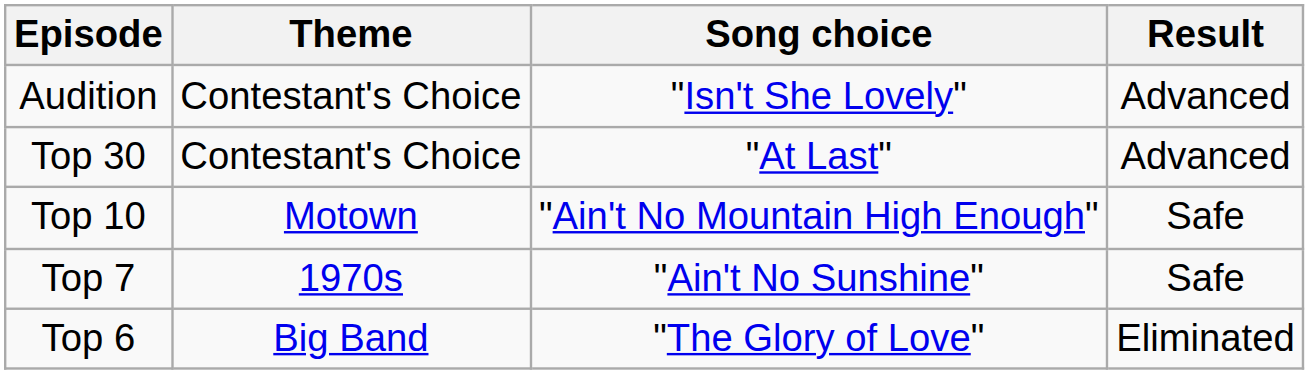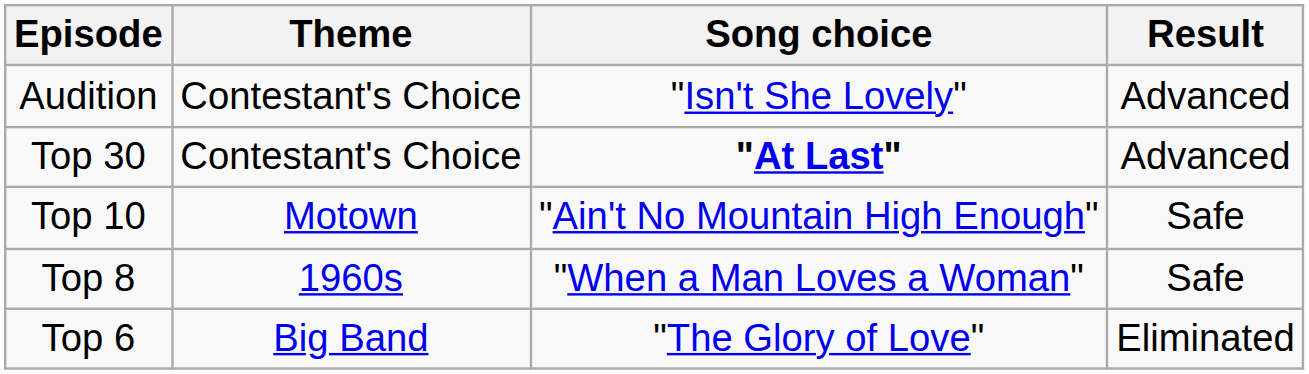(819, 156) normal -> (819, 156) bold
+ row: (88, 277)
- row: (88, 277)
